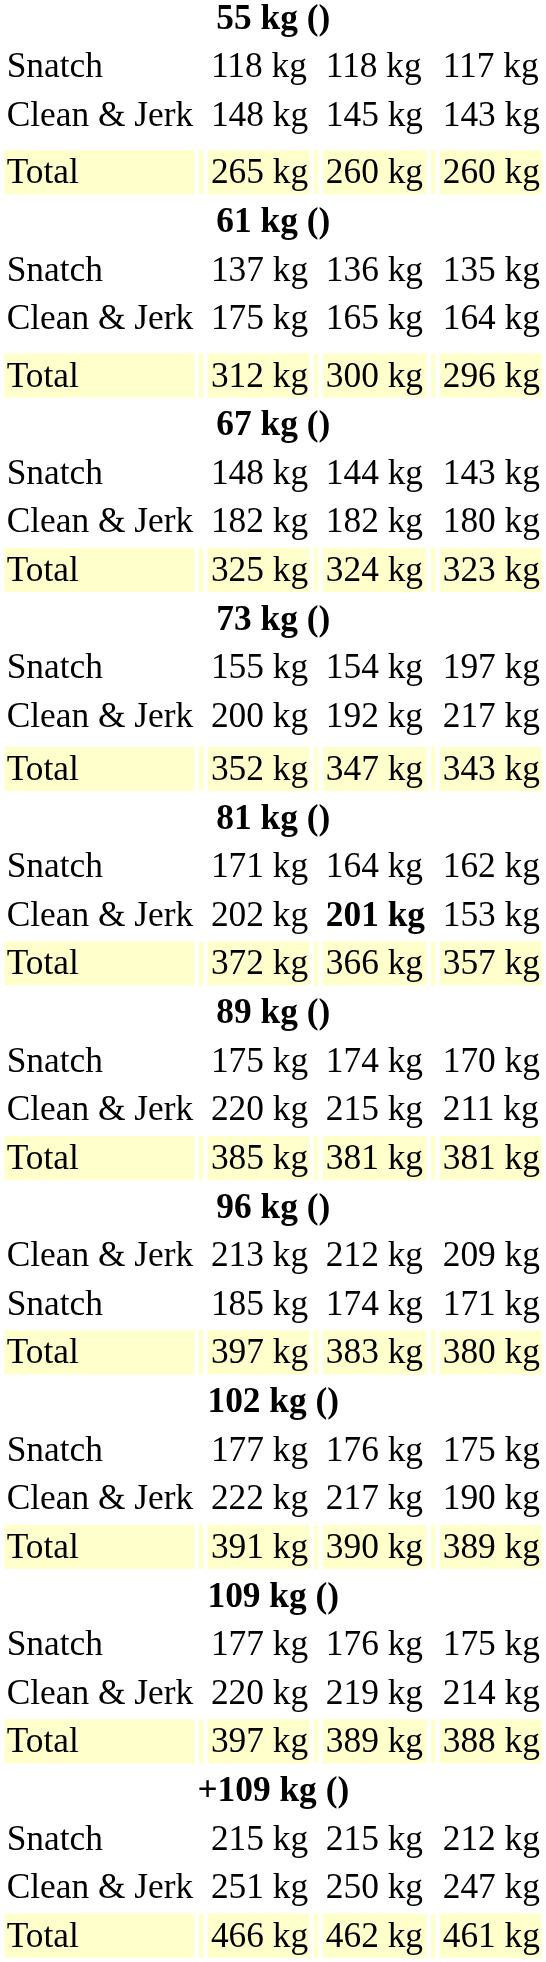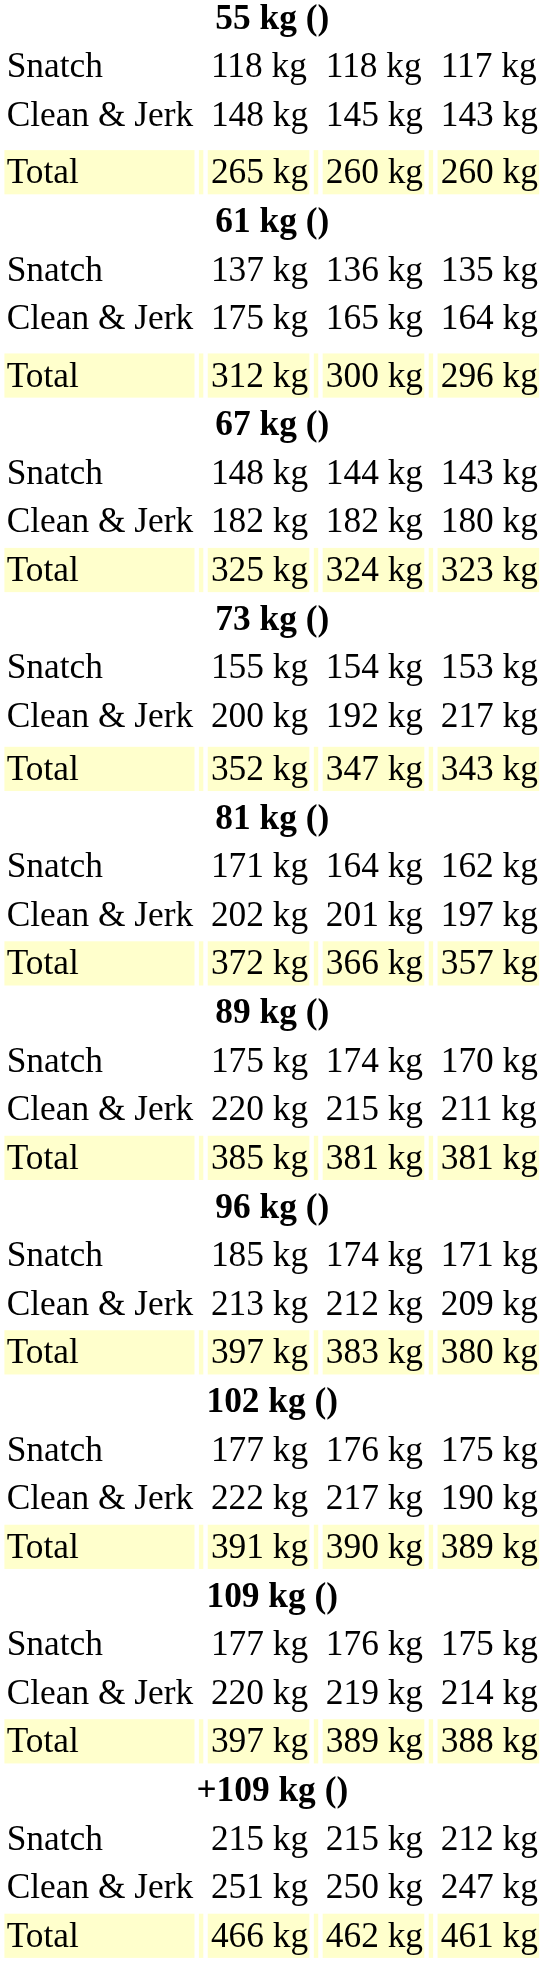(491, 666) 197 kg -> (489, 666) 153 kg
(375, 914) bold -> (374, 914) normal
(491, 914) 153 kg -> (489, 914) 197 kg
rows swapped: (55, 1303) <-> (100, 1254)
